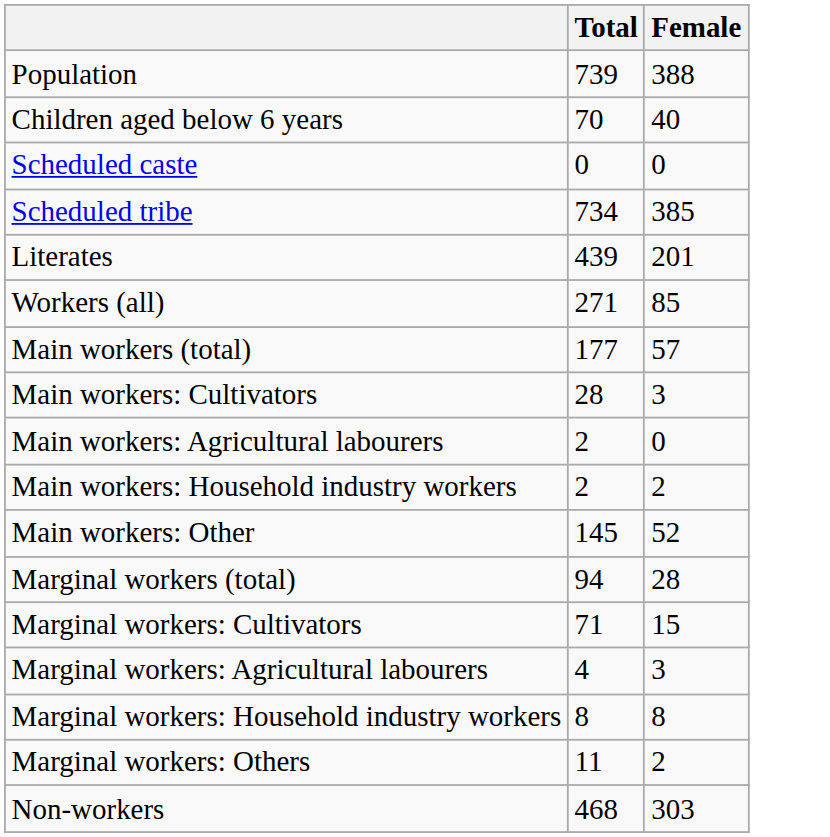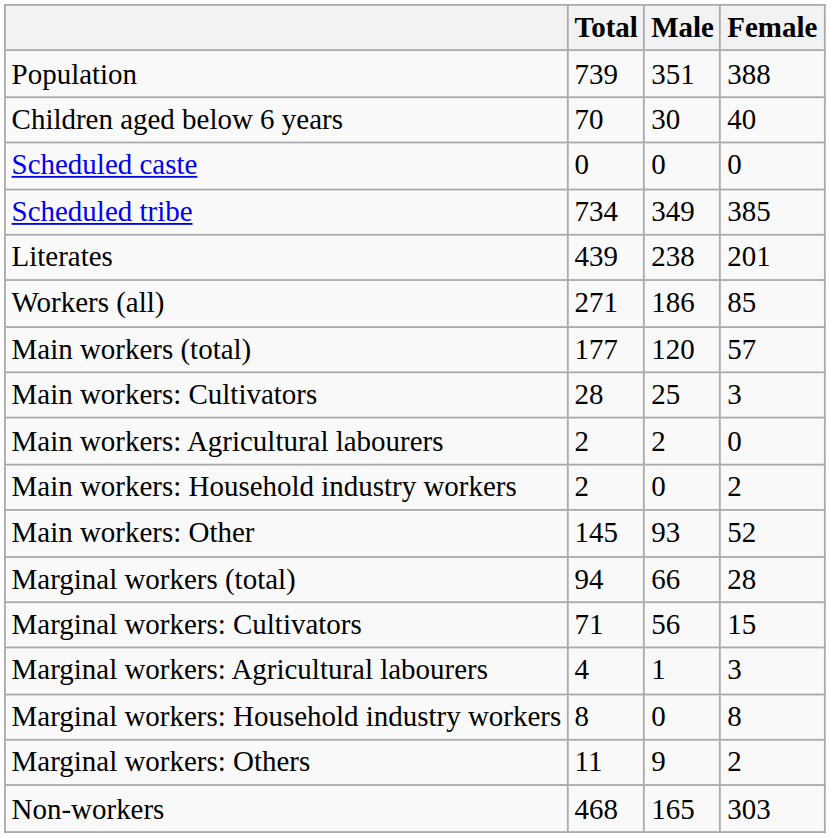+ column: (683, 27)
